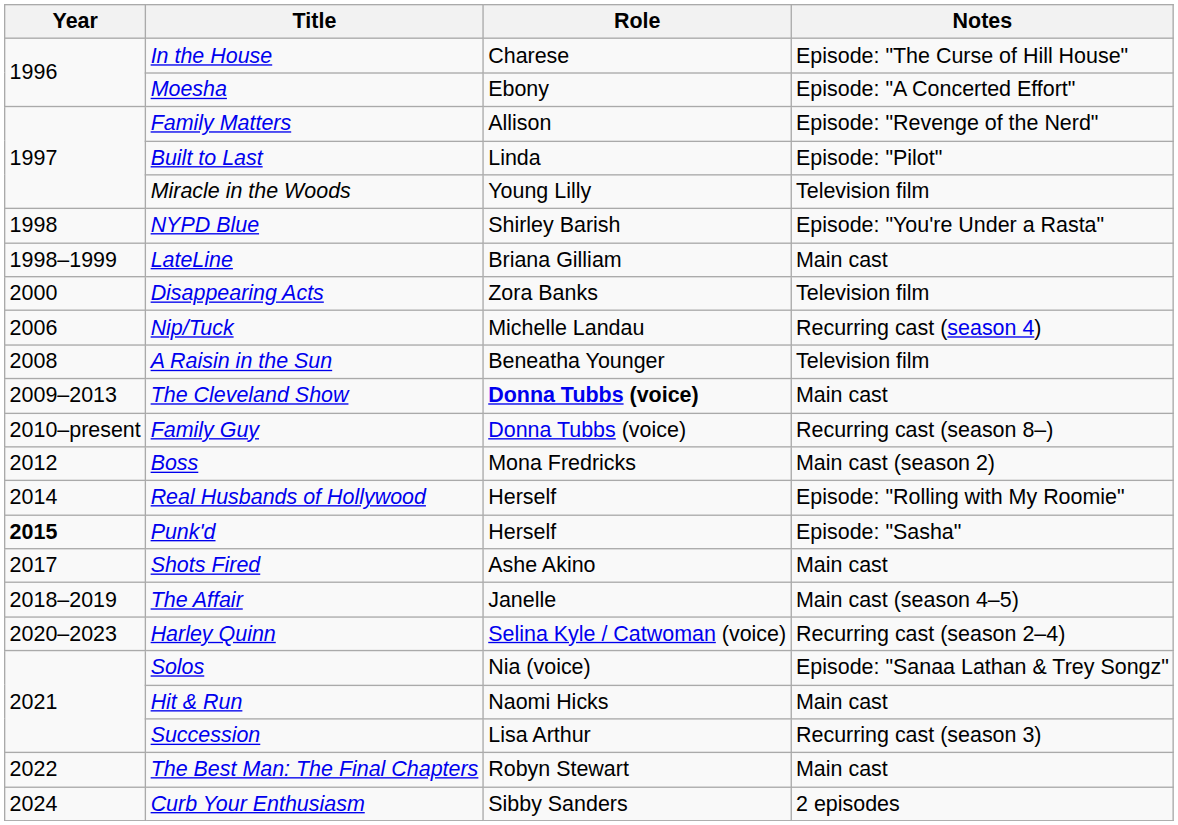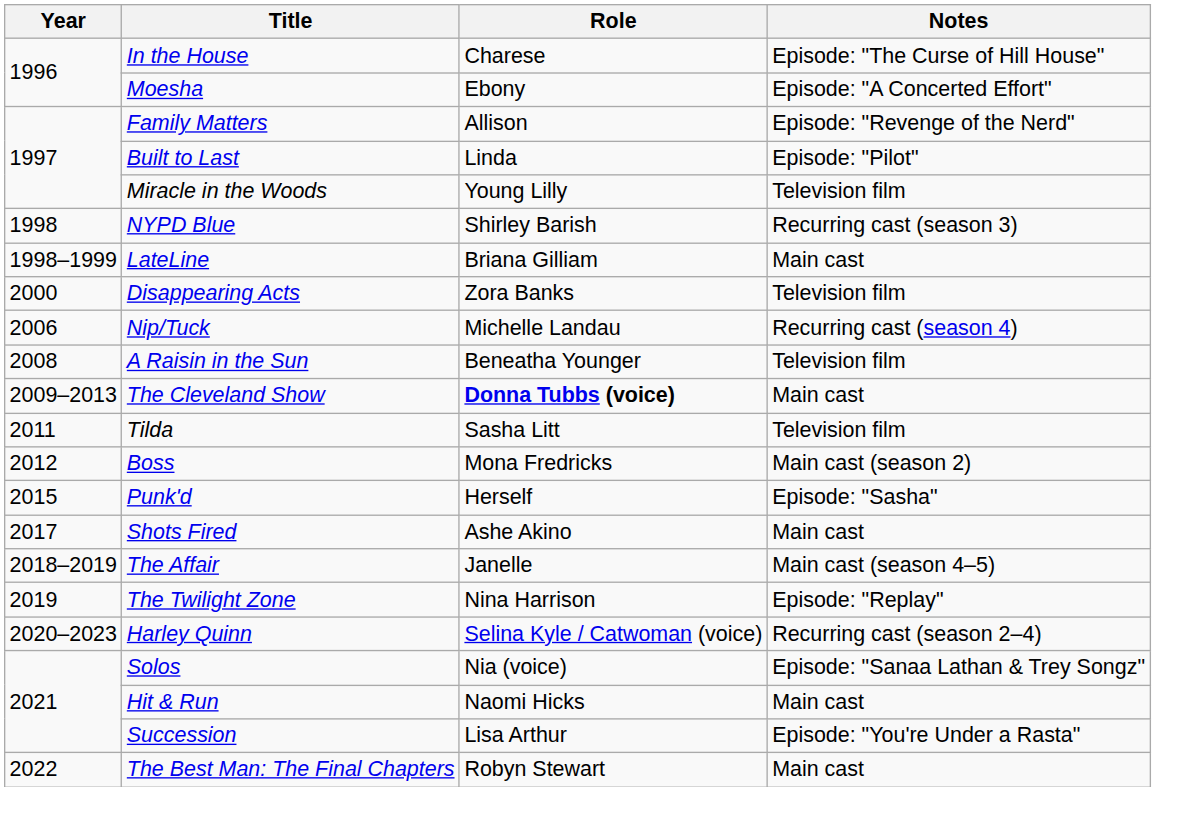(950, 225) Episode: "You're Under a Rasta" -> (895, 225) Recurring cast (season 3)
- row: (205, 429)
+ row: (150, 429)
- row: (288, 497)
(33, 531) bold -> (33, 497) normal
+ row: (211, 599)
(919, 735) Recurring cast (season 3) -> (926, 735) Episode: "You're Under a Rasta"
- row: (258, 803)
